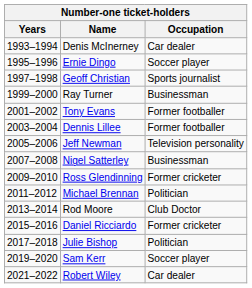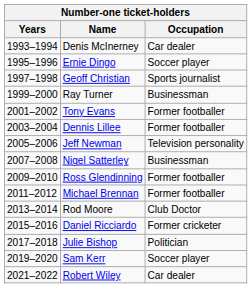(184, 176) Former cricketer -> (186, 176) Former footballer
(168, 193) Politician -> (186, 193) Former footballer
